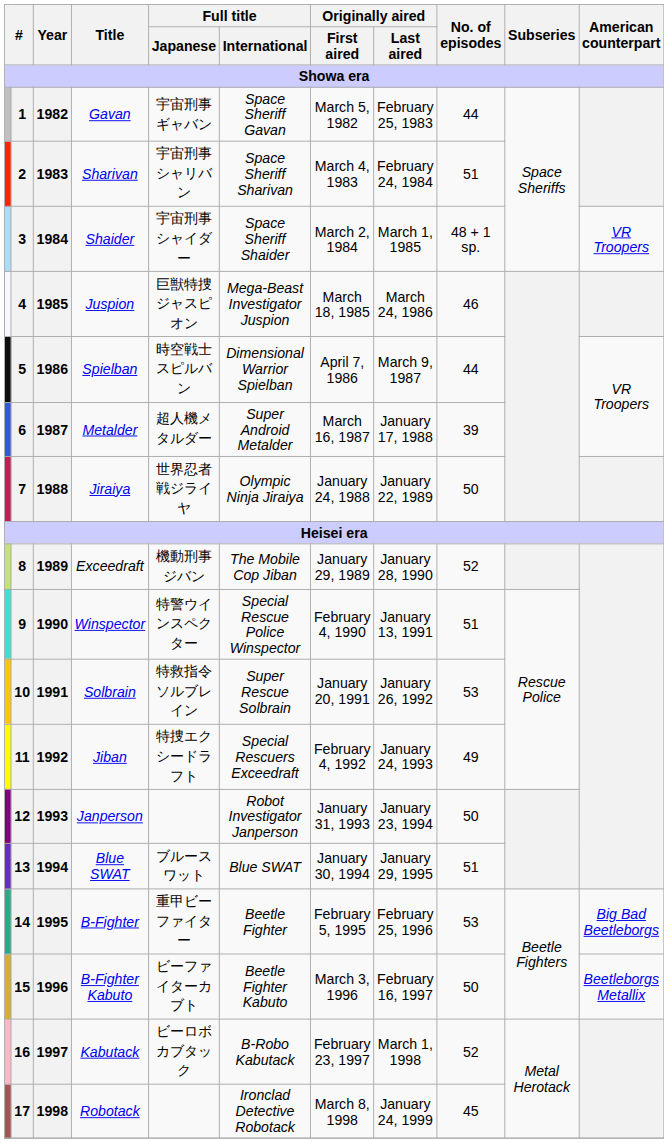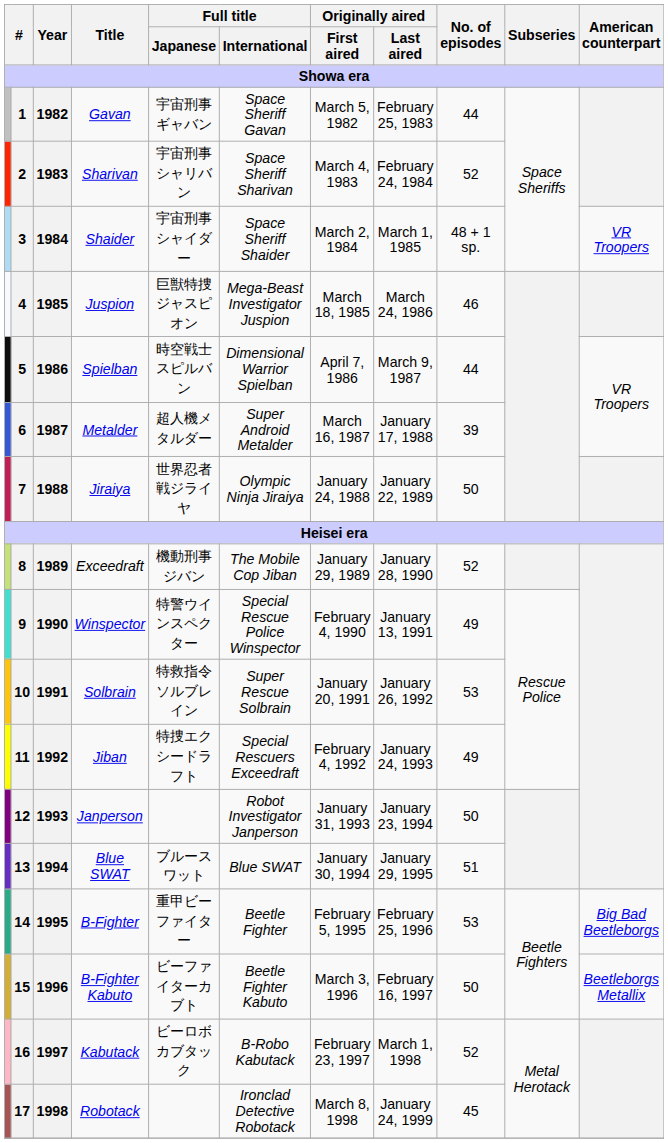(471, 174) 51 -> (471, 174) 52
(471, 624) 51 -> (471, 624) 49
